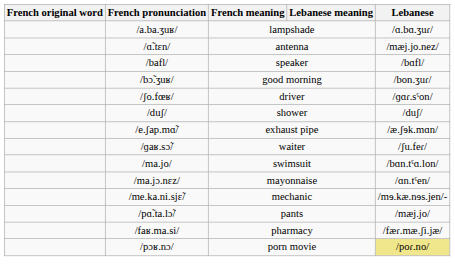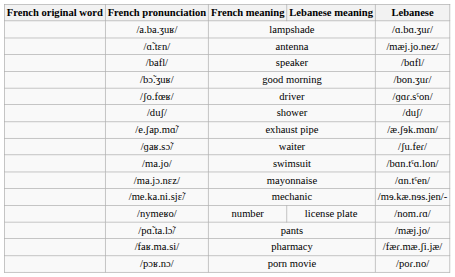+ row: (157, 213)
(413, 247) khaki background -> (413, 264) no background
